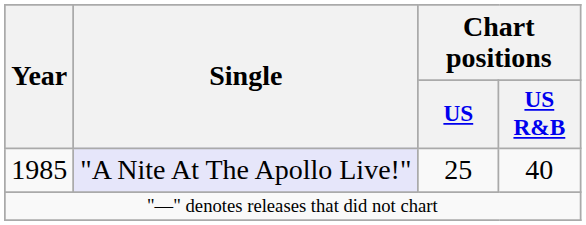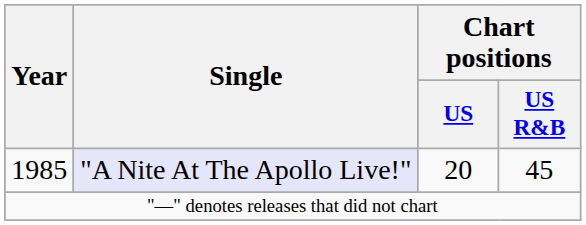(458, 169) 25 -> (458, 169) 20
(539, 169) 40 -> (539, 169) 45
